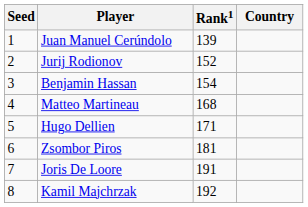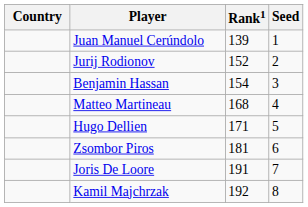columns swapped: (269, 17) <-> (21, 17)
